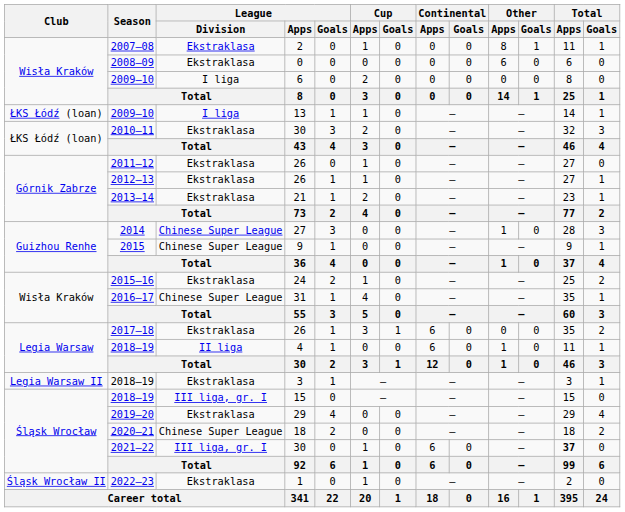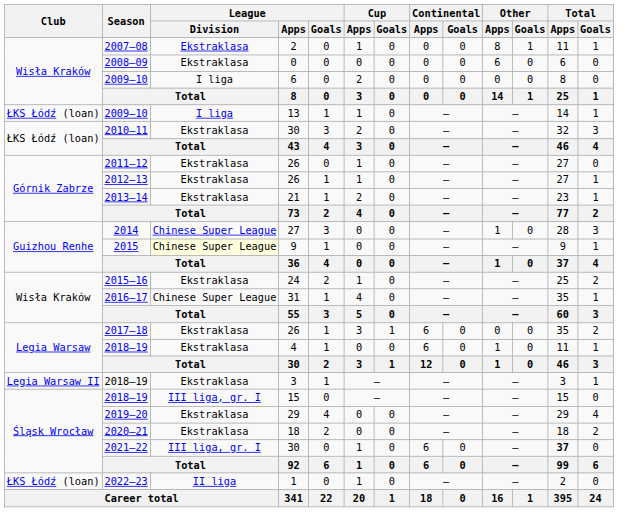(221, 247) no background -> (215, 247) lightyellow background
(221, 348) II liga -> (214, 348) Ekstraklasa
(221, 431) Chinese Super League -> (214, 431) Ekstraklasa
(56, 481) Śląsk Wrocław II -> (53, 481) ŁKS Łódź (loan)
(221, 481) Ekstraklasa -> (215, 481) II liga
